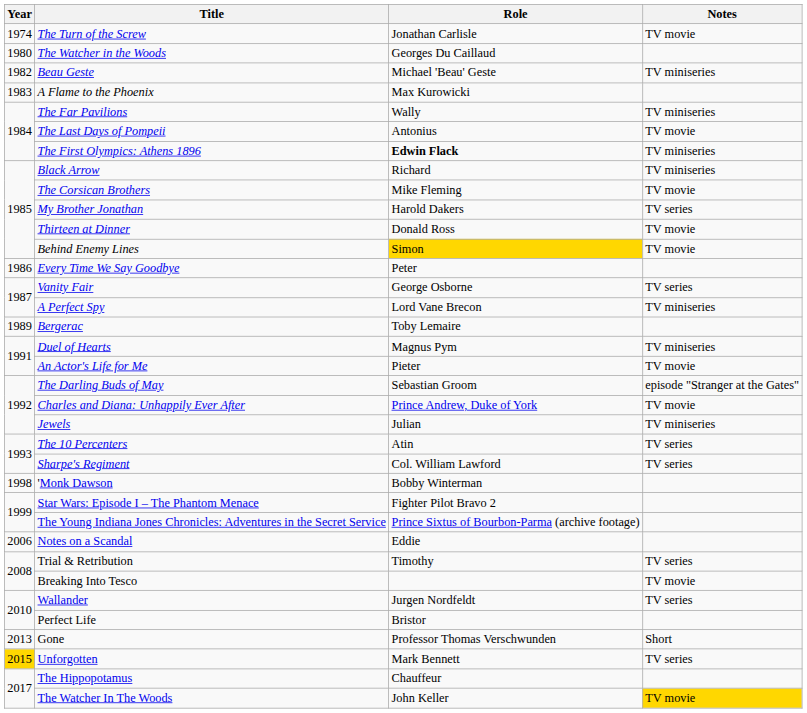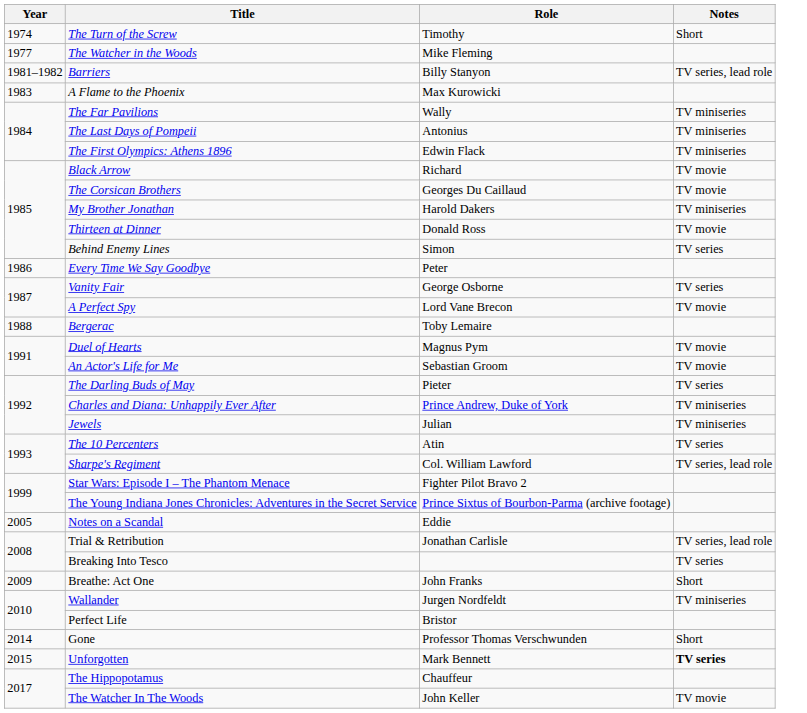(434, 33) Jonathan Carlisle -> (443, 33) Timothy
(670, 33) TV movie -> (689, 33) Short
(20, 53) 1980 -> (20, 53) 1977
(443, 53) Georges Du Caillaud -> (457, 53) Mike Fleming
+ row: (89, 72)
- row: (66, 72)
(670, 131) TV movie -> (711, 131) TV miniseries
(425, 151) bold -> (454, 151) normal
(680, 170) TV miniseries -> (701, 170) TV movie
(427, 190) Mike Fleming -> (474, 190) Georges Du Caillaud
(669, 209) TV series -> (711, 209) TV miniseries
(408, 248) gold background -> (438, 248) no background
(670, 248) TV movie -> (700, 248) TV series
(680, 307) TV miniseries -> (701, 307) TV movie
(20, 326) 1989 -> (20, 326) 1988
(680, 346) TV miniseries -> (701, 346) TV movie
(406, 365) Pieter -> (465, 365) Sebastian Groom
(434, 385) Sebastian Groom -> (437, 385) Pieter
(722, 385) episode "Stranger at the Gates" -> (700, 385) TV series
(670, 405) TV movie -> (711, 405) TV miniseries
(669, 463) TV series -> (724, 463) TV series, lead role
- row: (75, 483)
(20, 541) 2006 -> (20, 522) 2005
(413, 561) Timothy -> (465, 541) Jonathan Carlisle
(669, 561) TV series -> (724, 541) TV series, lead role
(670, 580) TV movie -> (700, 561) TV series
+ row: (111, 580)
(669, 600) TV series -> (711, 600) TV miniseries
(20, 639) 2013 -> (20, 639) 2014
(20, 659) gold background -> (20, 659) no background
(669, 659) normal -> (701, 659) bold
(670, 698) gold background -> (701, 698) no background
